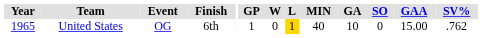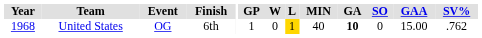(23, 26) 1965 -> (23, 26) 1968
(352, 26) normal -> (352, 26) bold
